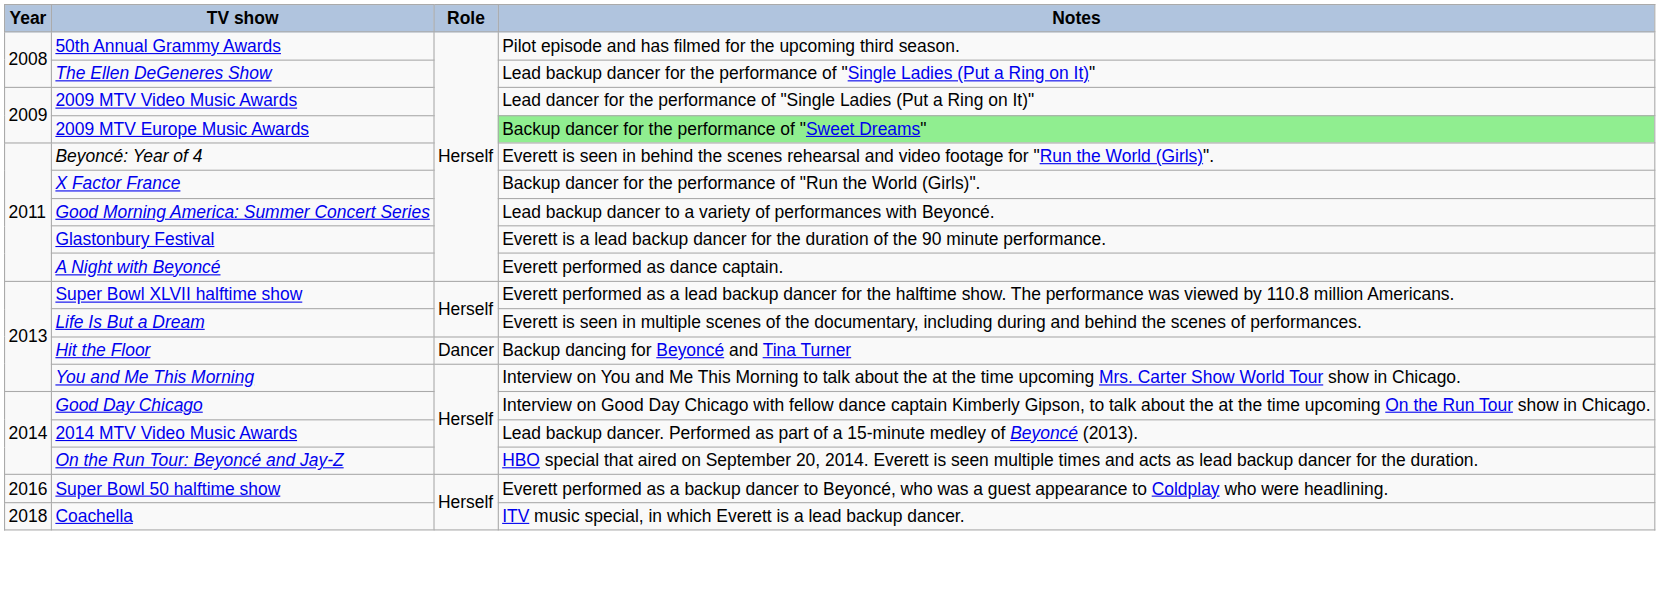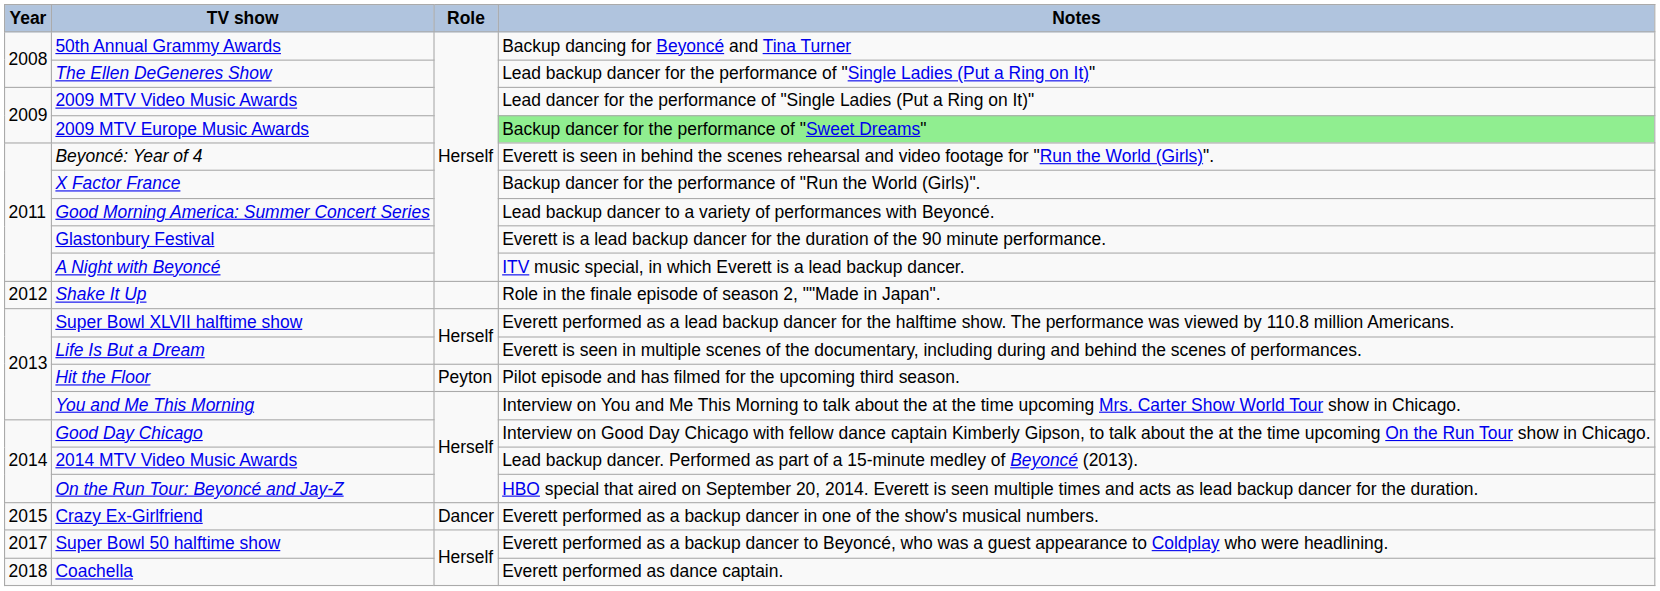(731, 45) Pilot episode and has filmed for the upcoming third season. -> (677, 45) Backup dancing for Beyoncé and Tina Turner
(643, 267) Everett performed as dance captain. -> (733, 267) ITV music special, in which Everett is a lead backup dancer.
+ row: (101, 294)
(466, 350) Dancer -> (465, 377) Peyton
(677, 350) Backup dancing for Beyoncé and Tina Turner -> (731, 377) Pilot episode and has filmed for the upcoming third season.
+ row: (129, 516)
(28, 488) 2016 -> (28, 543) 2017
(733, 516) ITV music special, in which Everett is a lead backup dancer. -> (643, 571) Everett performed as dance captain.
